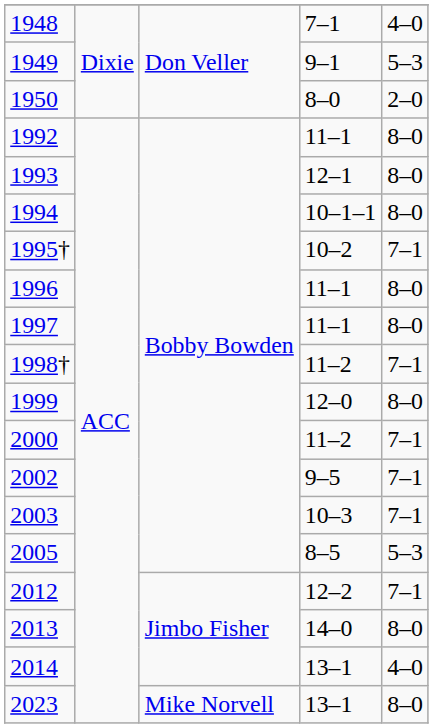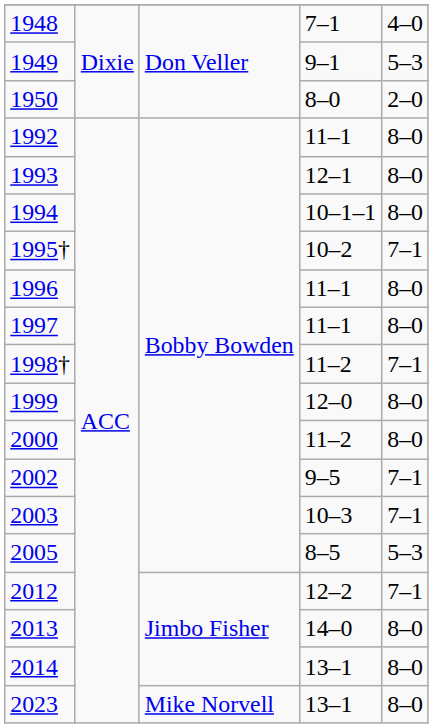(405, 439) 7–1 -> (405, 439) 8–0
(405, 666) 4–0 -> (405, 666) 8–0
